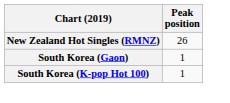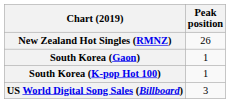+ row: (95, 90)
